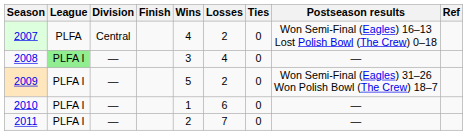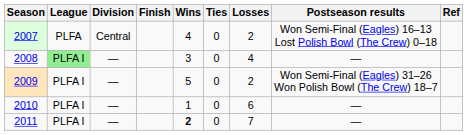columns swapped: (224, 13) <-> (258, 13)
(188, 122) normal -> (188, 122) bold
